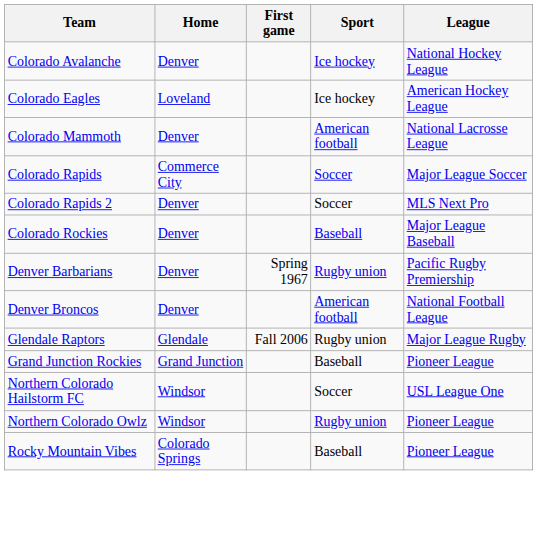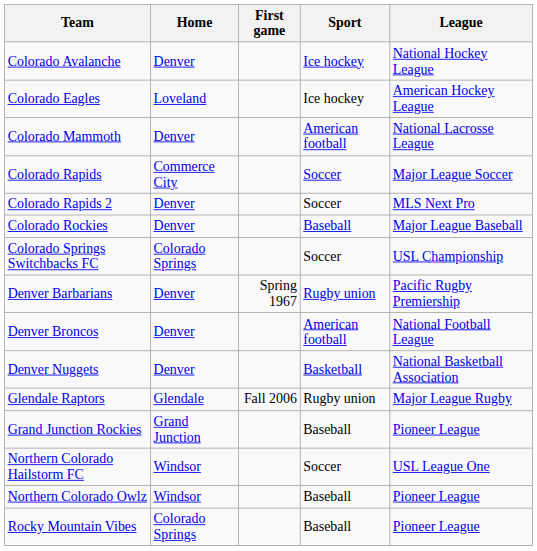+ row: (57, 256)
+ row: (53, 369)
(350, 421) Rugby union -> (327, 496) Baseball
